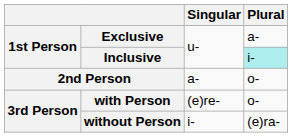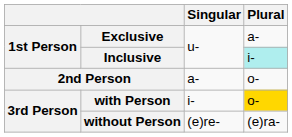(204, 100) (e)re- -> (191, 100) i-
(253, 100) no background -> (253, 100) gold background
(191, 121) i- -> (204, 121) (e)re-
